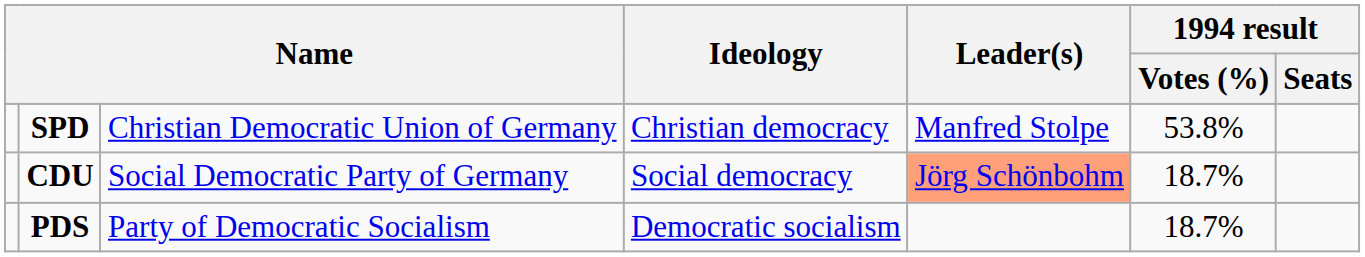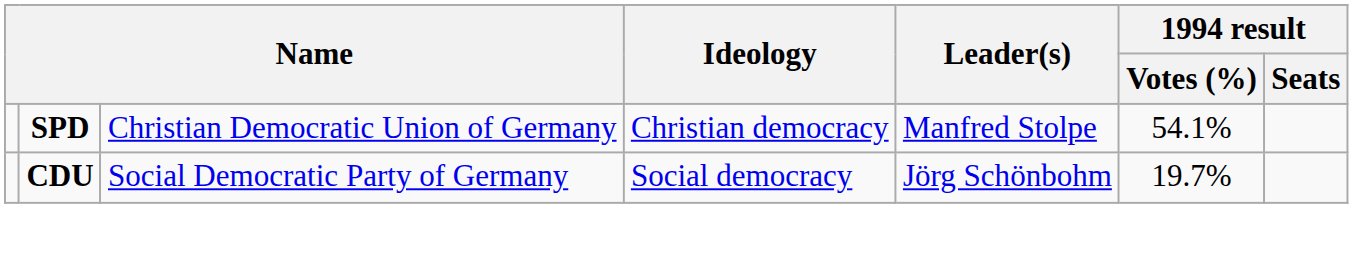(1204, 127) 53.8% -> (1192, 127) 54.1%
(1019, 176) lightsalmon background -> (1007, 176) no background
(1204, 176) 18.7% -> (1192, 176) 19.7%
- row: (60, 226)
